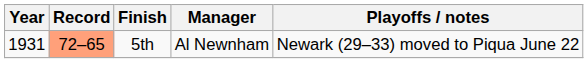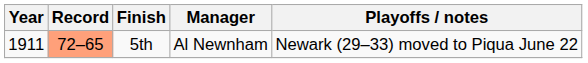(27, 44) 1931 -> (26, 44) 1911
